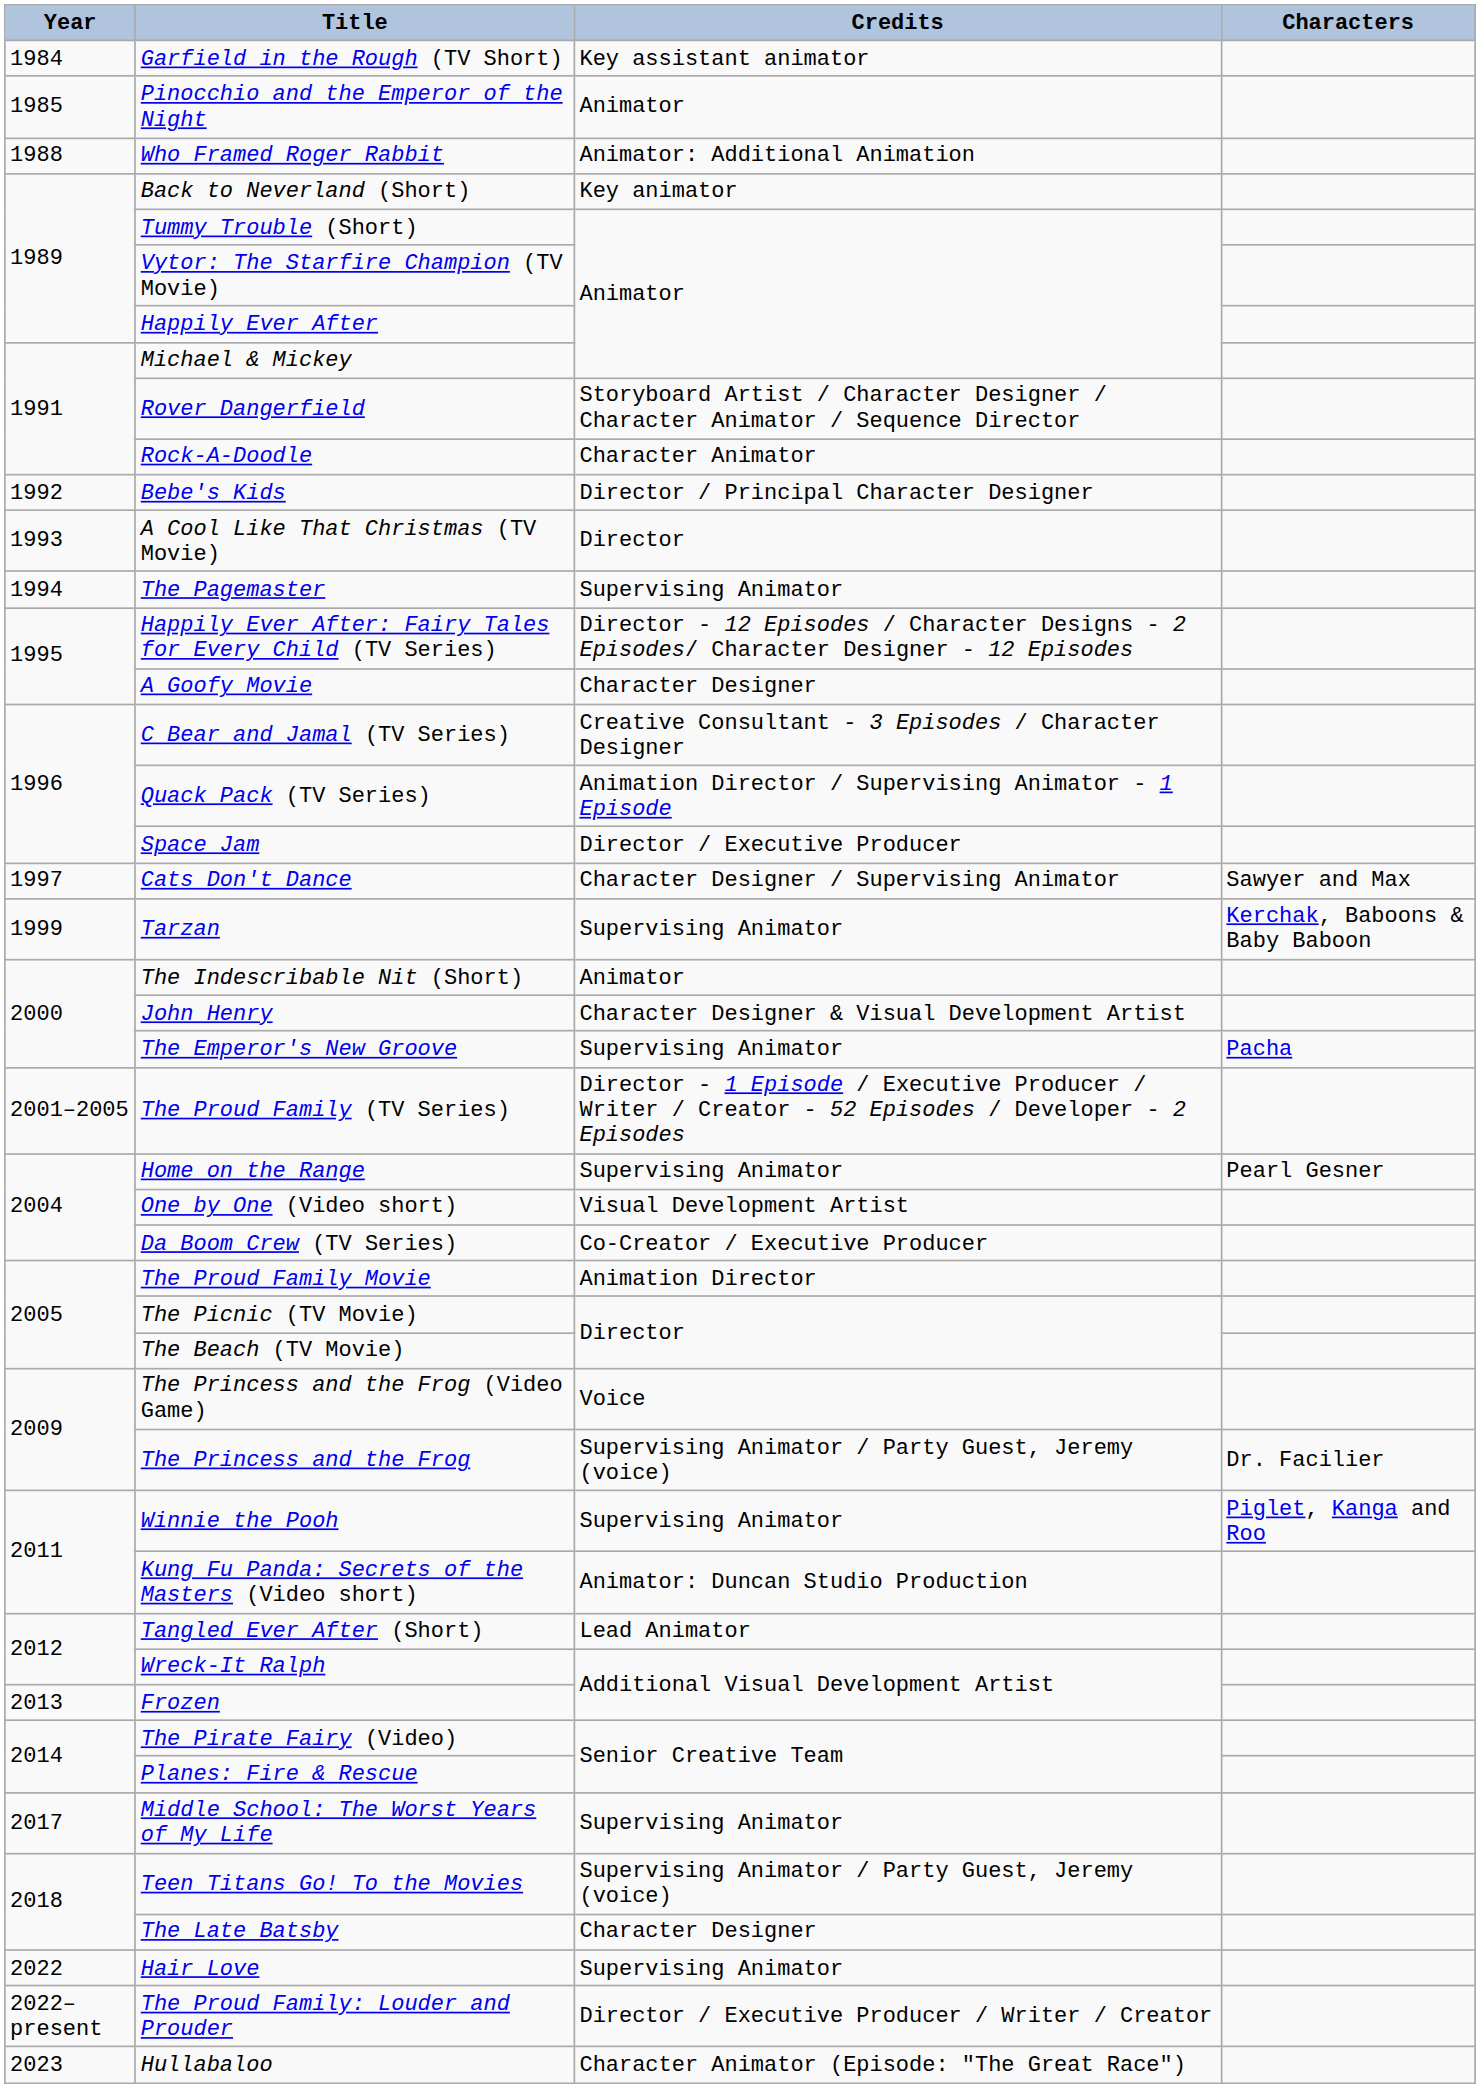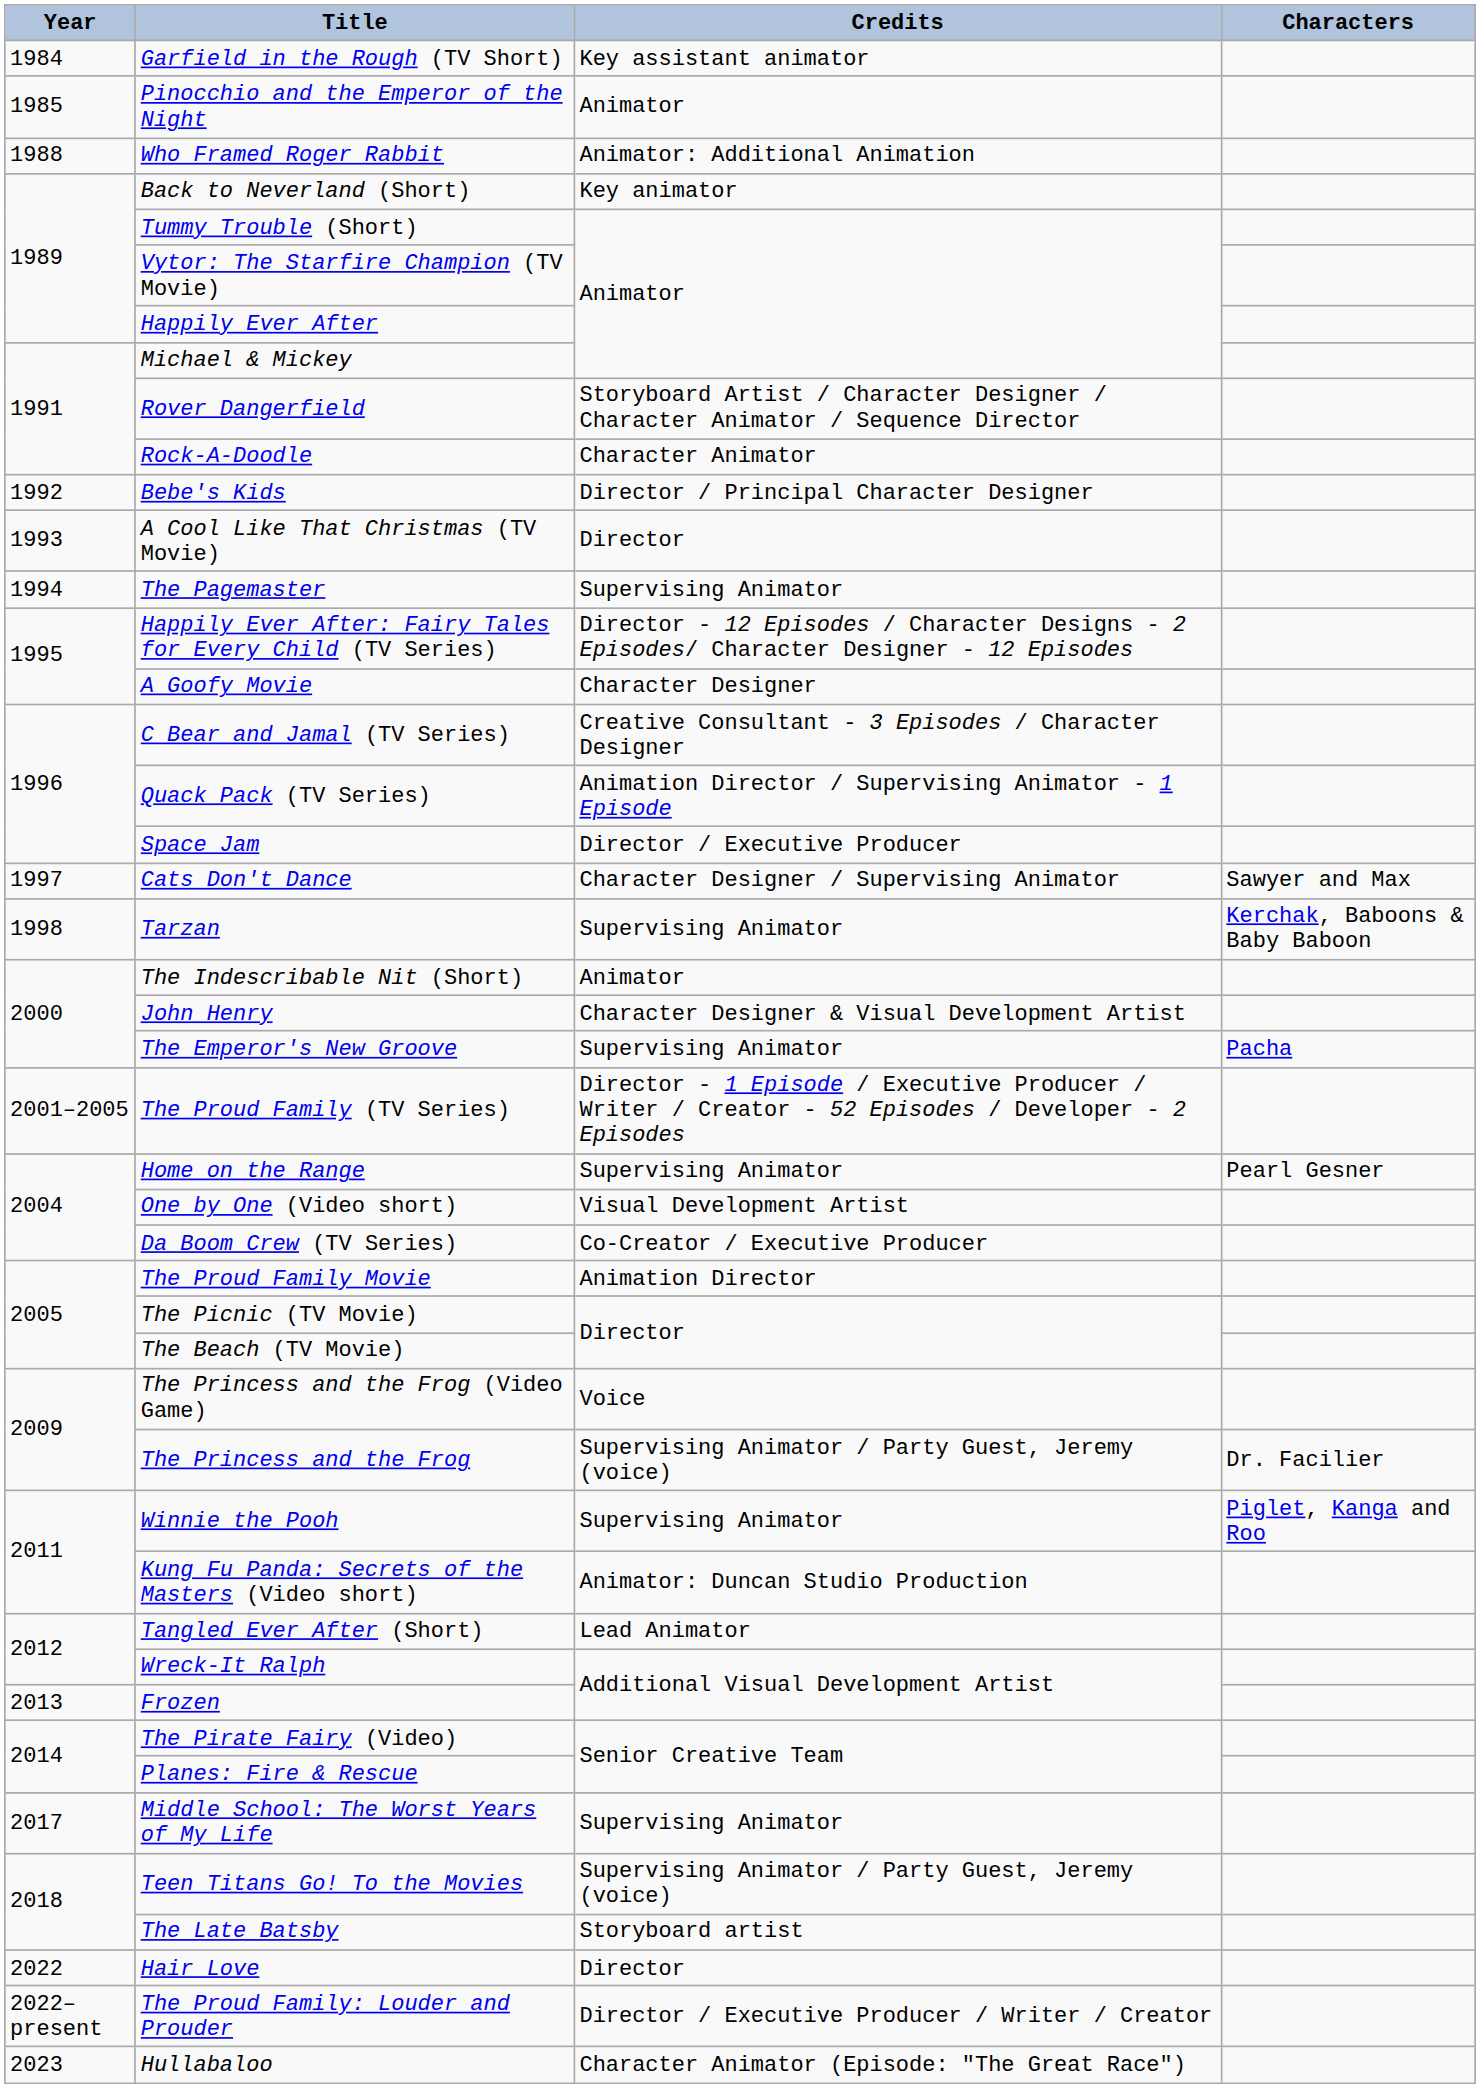(36, 929) 1999 -> (36, 929) 1998
(698, 1932) Character Designer -> (692, 1932) Storyboard artist
(711, 1968) Supervising Animator -> (632, 1968) Director
